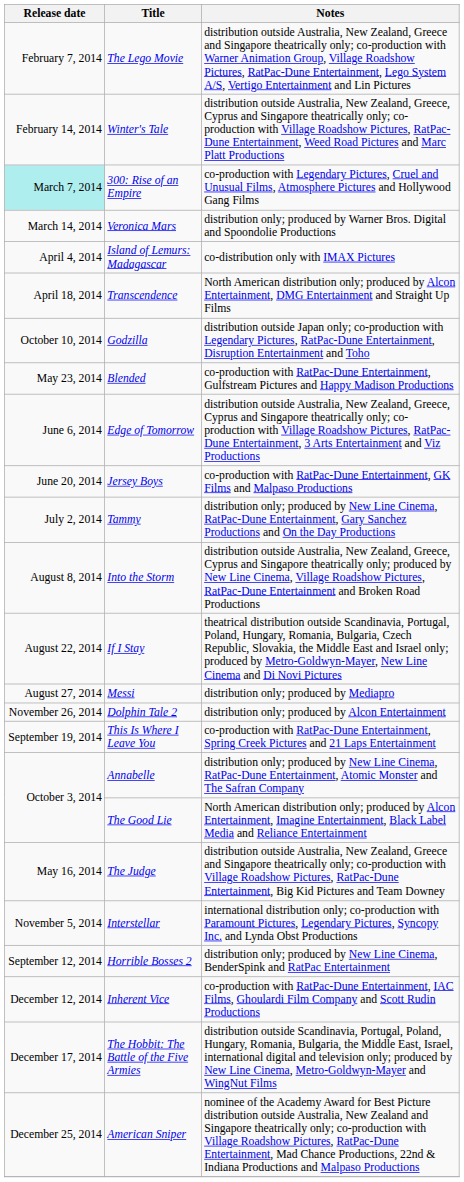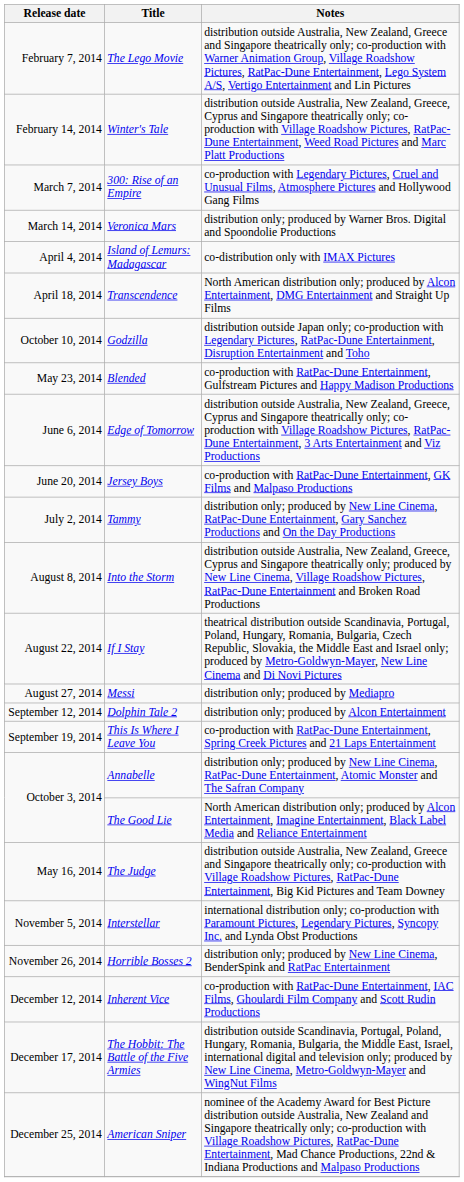(68, 187) paleturquoise background -> (68, 187) no background
(55, 712) November 26, 2014 -> (55, 712) September 12, 2014
(55, 961) September 12, 2014 -> (55, 961) November 26, 2014
